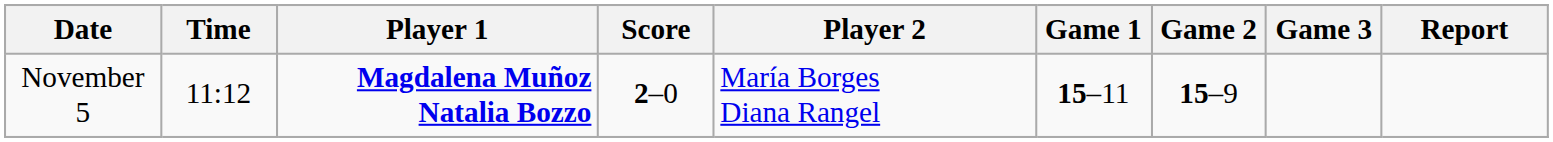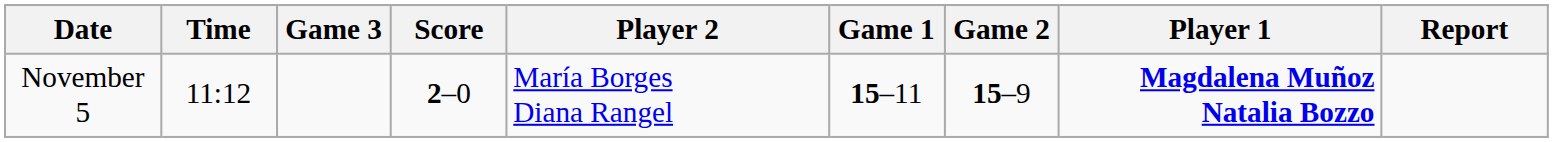columns swapped: (437, 28) <-> (1324, 28)
